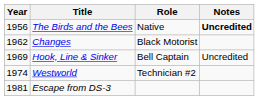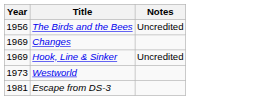- column: (167, 12)
(227, 27) bold -> (160, 27) normal
(17, 42) 1962 -> (17, 42) 1969
(17, 73) 1974 -> (17, 73) 1973
